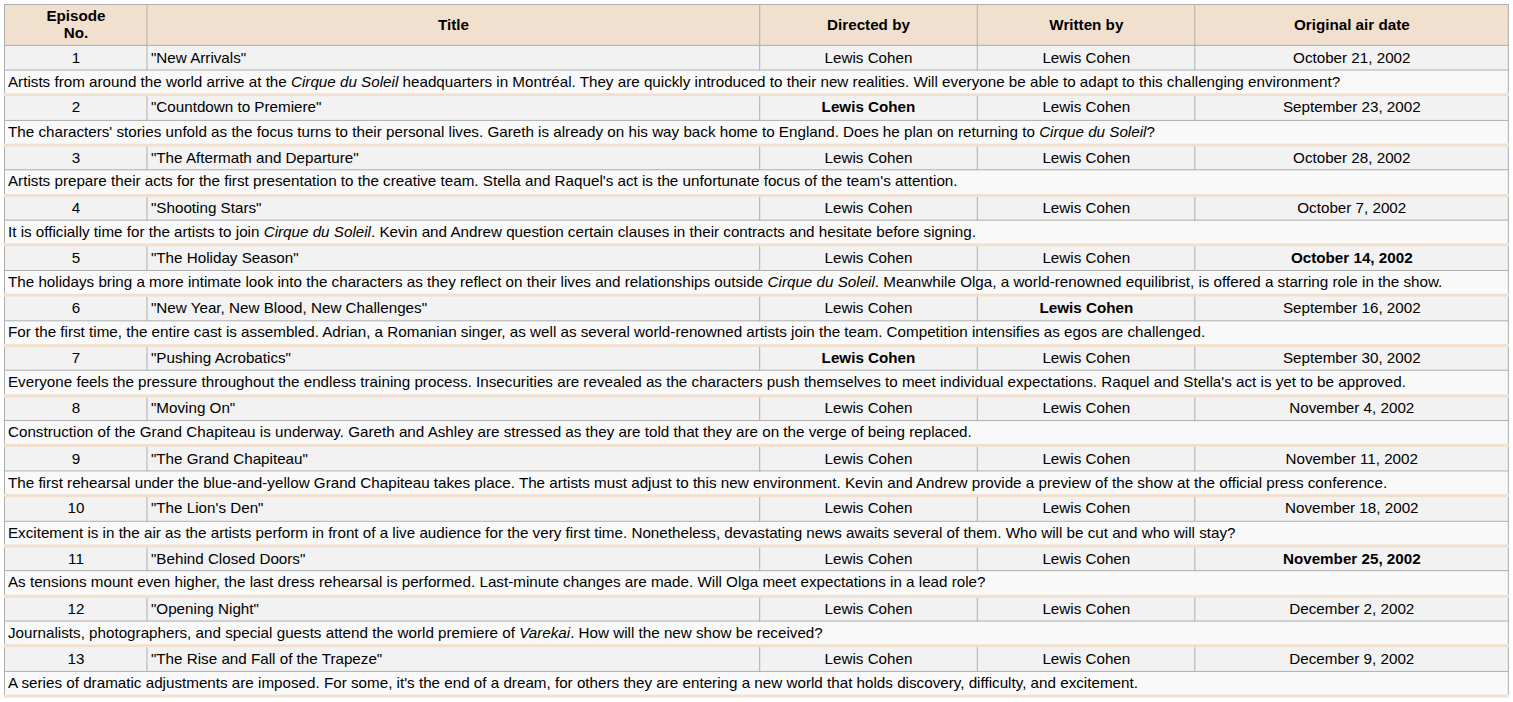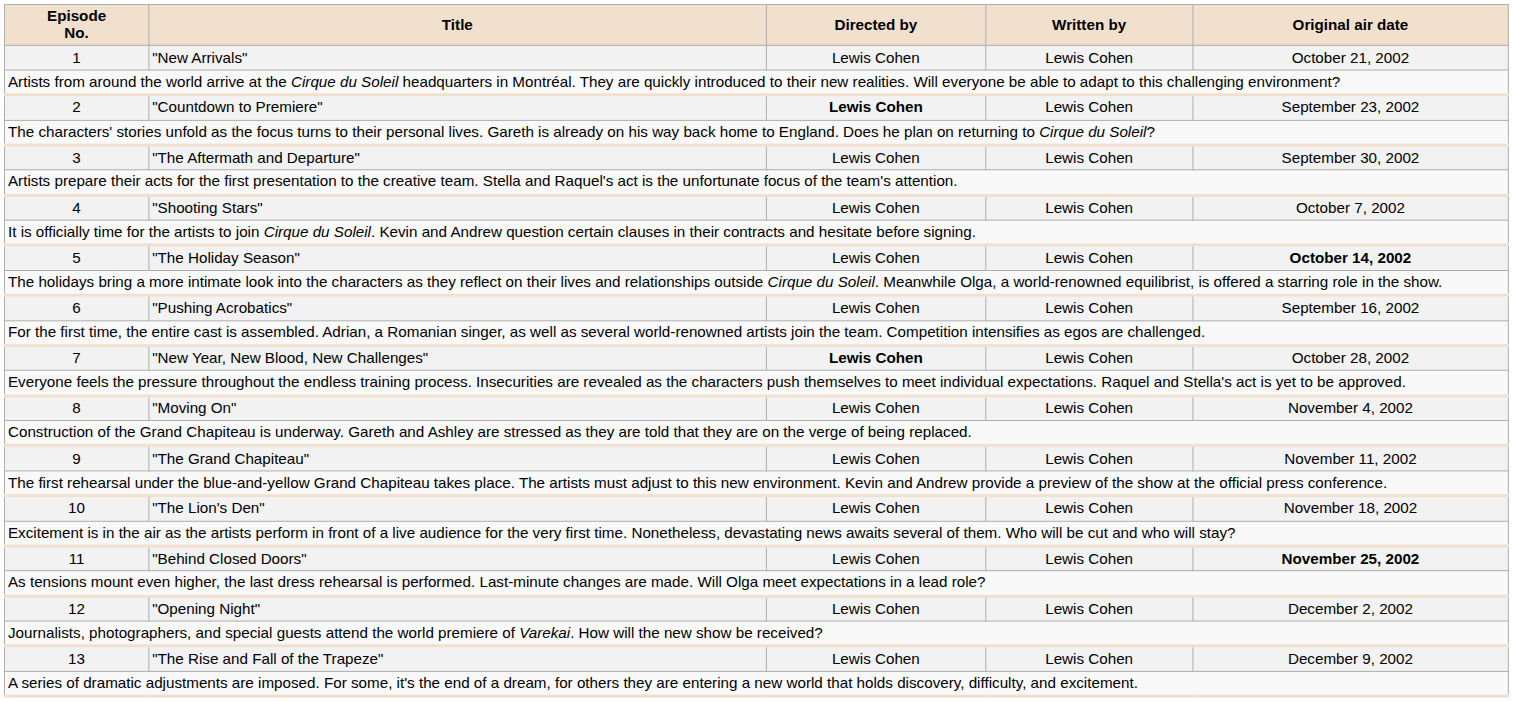(1352, 157) October 28, 2002 -> (1350, 157) September 30, 2002
(289, 308) "New Year, New Blood, New Challenges" -> (222, 308) "Pushing Acrobatics"
(1086, 308) bold -> (1089, 308) normal
(221, 358) "Pushing Acrobatics" -> (290, 358) "New Year, New Blood, New Challenges"
(1352, 358) September 30, 2002 -> (1350, 358) October 28, 2002
